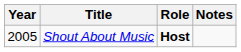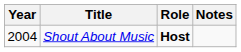(22, 36) 2005 -> (22, 36) 2004
